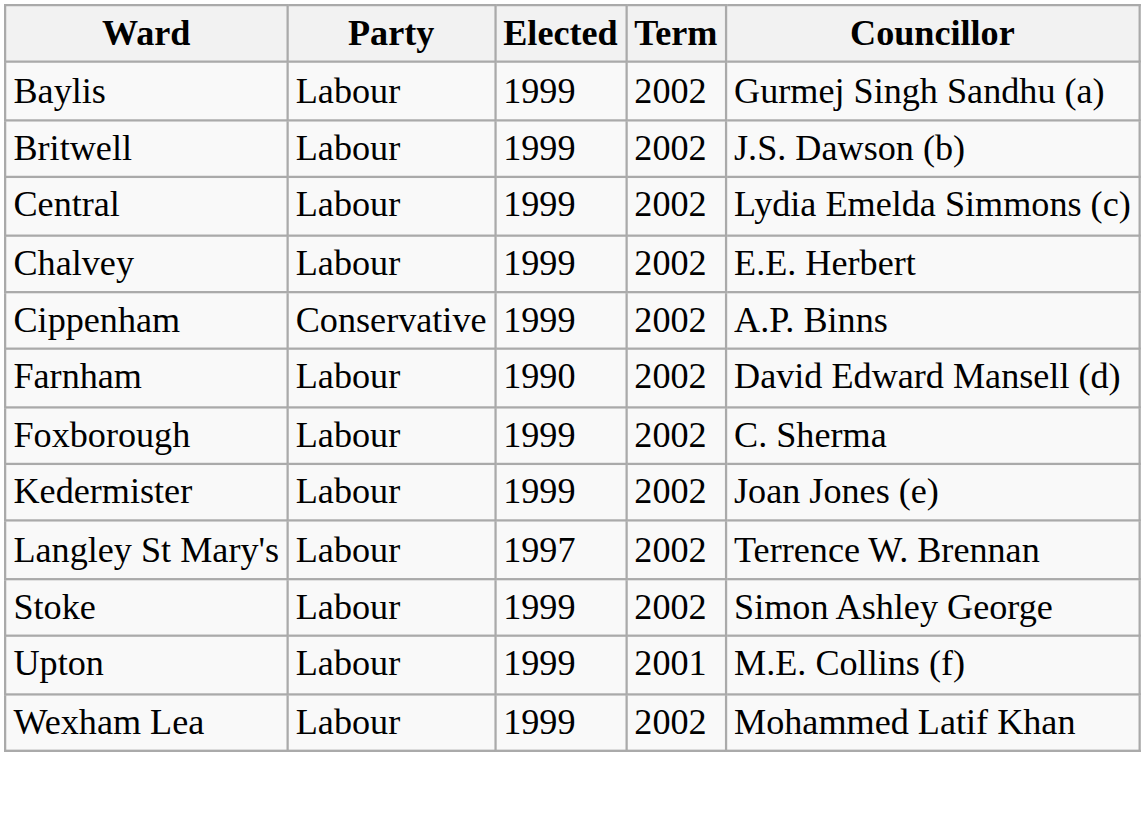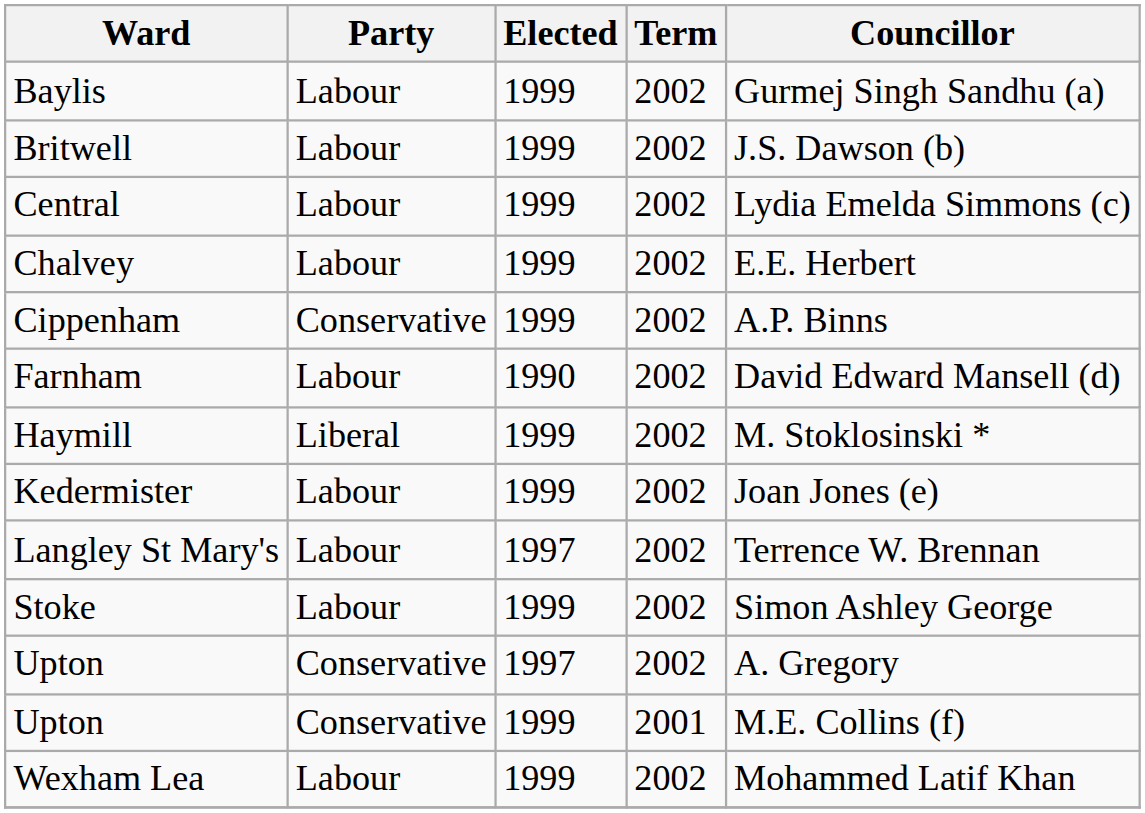- row: (102, 434)
+ row: (73, 434)
+ row: (59, 663)
(348, 663) Labour -> (391, 721) Conservative
